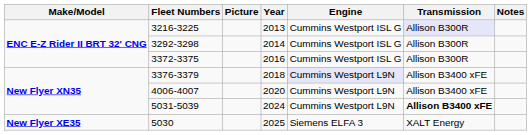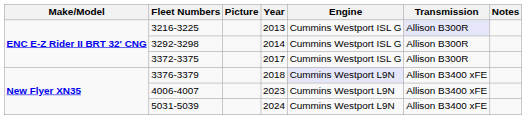(274, 59) 2016 -> (274, 59) 2017
(274, 91) 2020 -> (274, 91) 2023
(449, 106) bold -> (447, 106) normal
- row: (162, 122)
